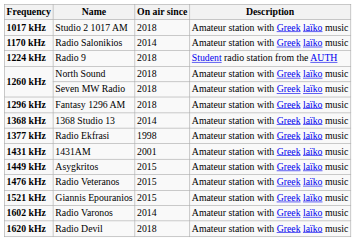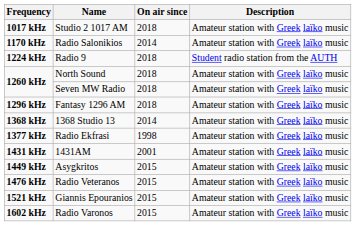(147, 213) 2014 -> (147, 213) 2015
- row: (79, 228)
